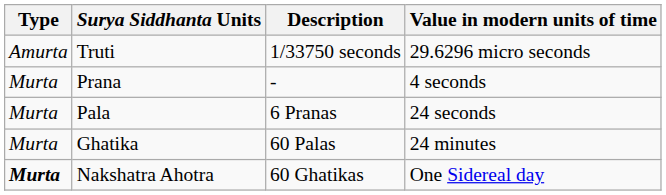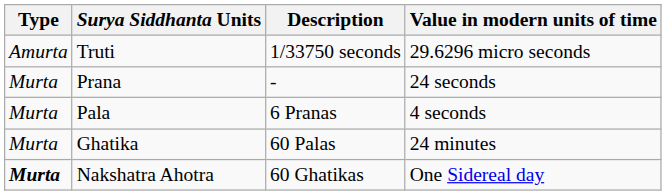(448, 81) 4 seconds -> (453, 81) 24 seconds
(453, 112) 24 seconds -> (448, 112) 4 seconds
